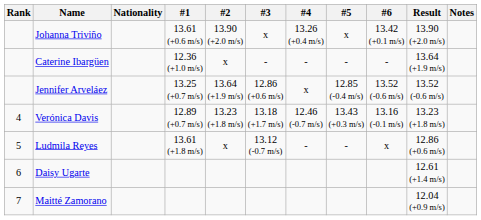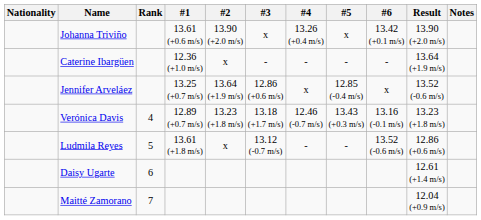columns swapped: (19, 12) <-> (138, 12)
(387, 90) 13.52 (-0.6 m/s) -> (387, 90) x
(387, 145) x -> (387, 145) 13.52 (-0.6 m/s)
